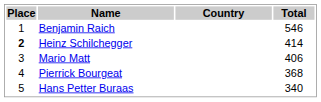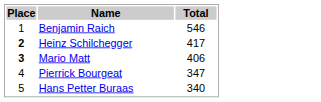- column: (224, 13)
(294, 43) 414 -> (196, 43) 417
(21, 58) normal -> (21, 58) bold
(294, 73) 368 -> (196, 73) 347
